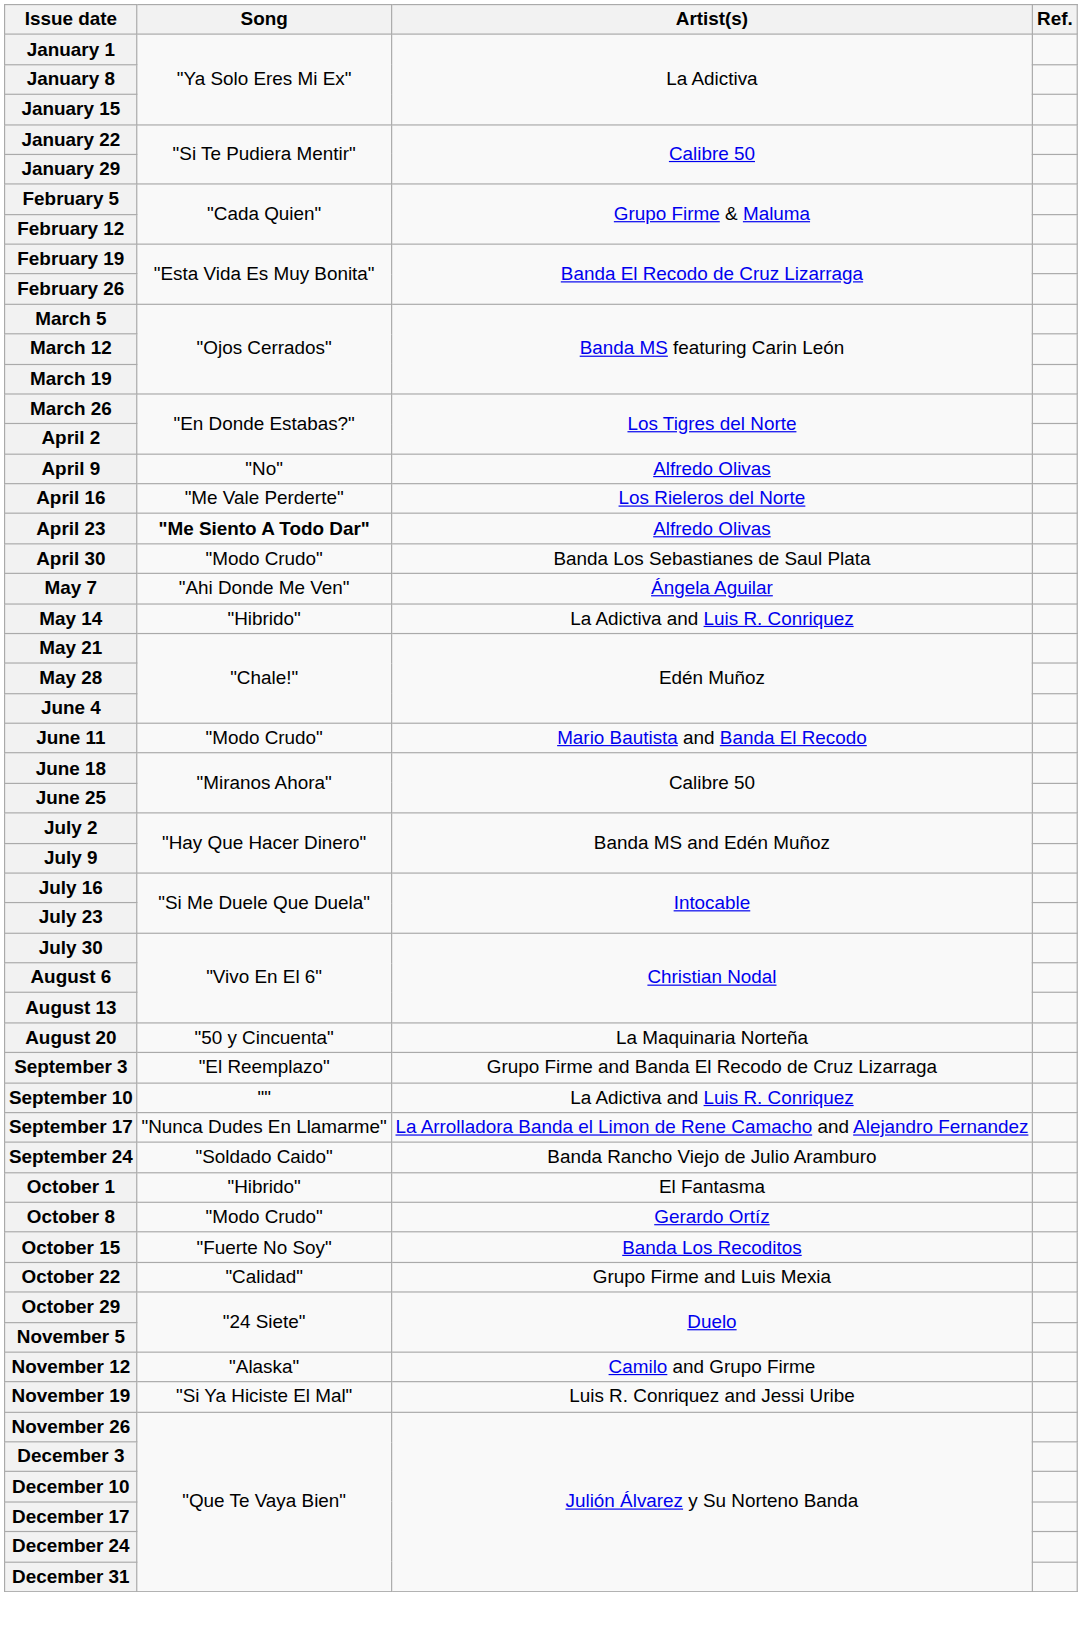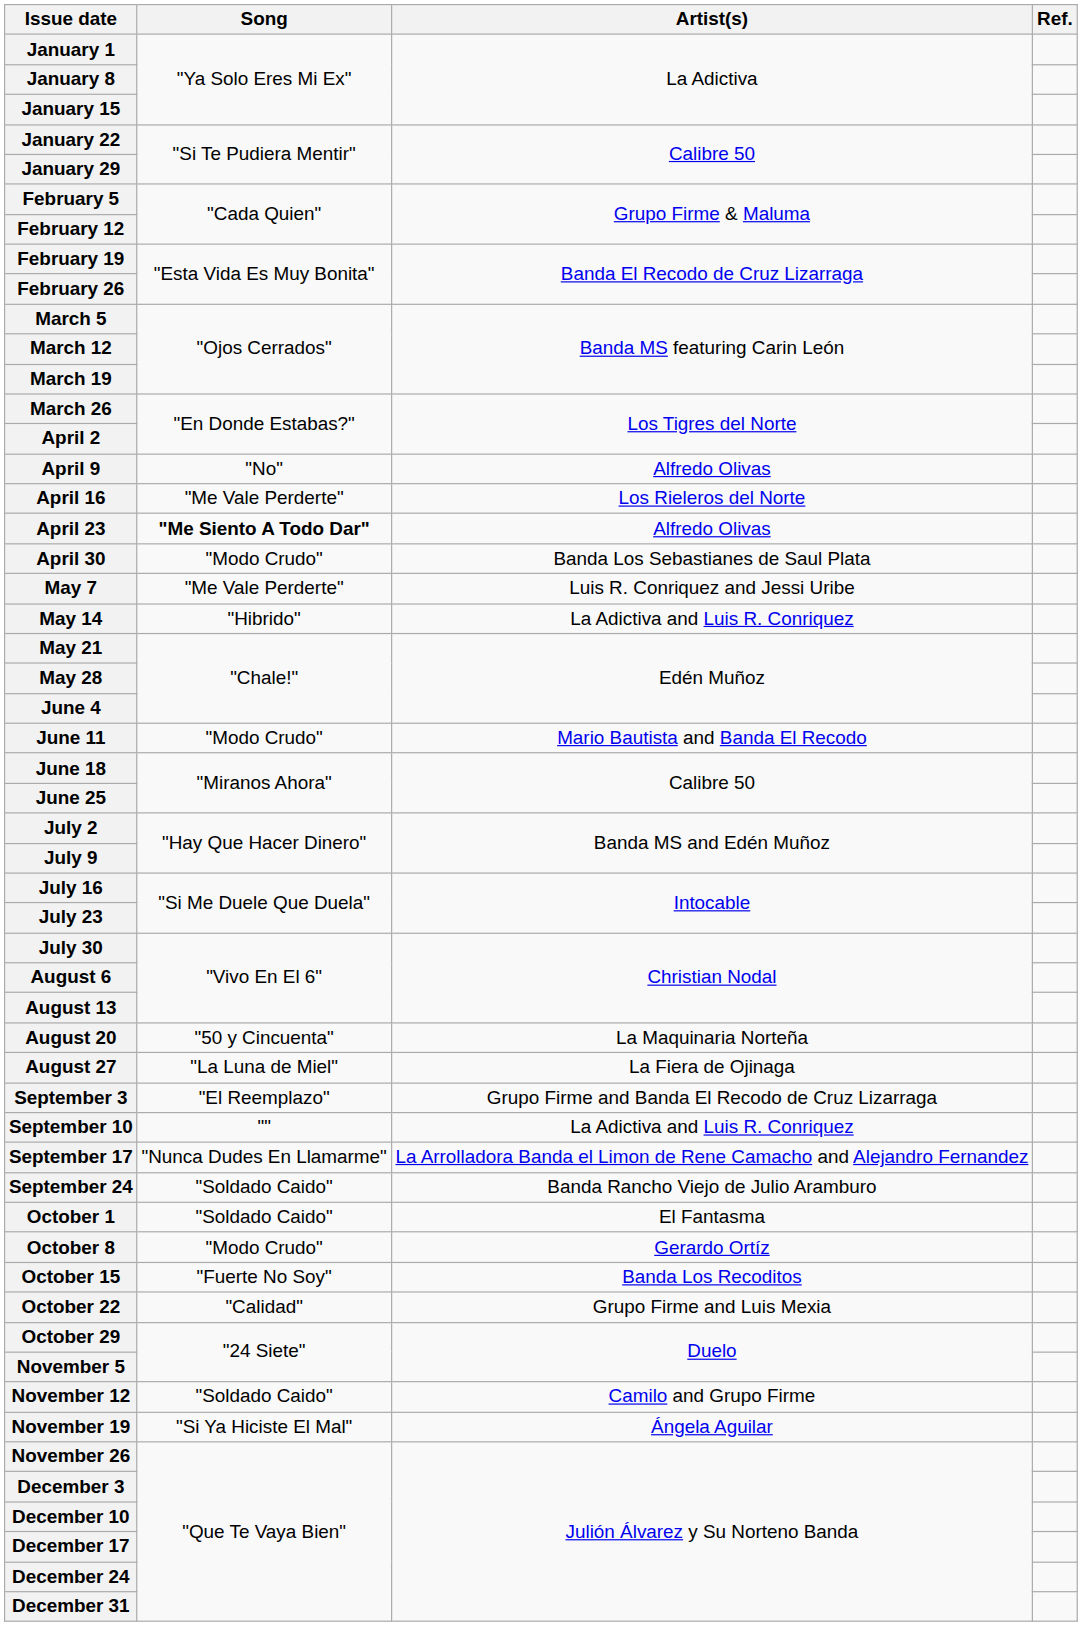(264, 588) "Ahi Donde Me Ven" -> (264, 588) "Me Vale Perderte"
(712, 588) Ángela Aguilar -> (712, 588) Luis R. Conriquez and Jessi Uribe
+ row: (71, 1067)
(264, 1187) "Hibrido" -> (264, 1217) "Soldado Caido"
(264, 1366) "Alaska" -> (264, 1396) "Soldado Caido"
(712, 1396) Luis R. Conriquez and Jessi Uribe -> (712, 1426) Ángela Aguilar
